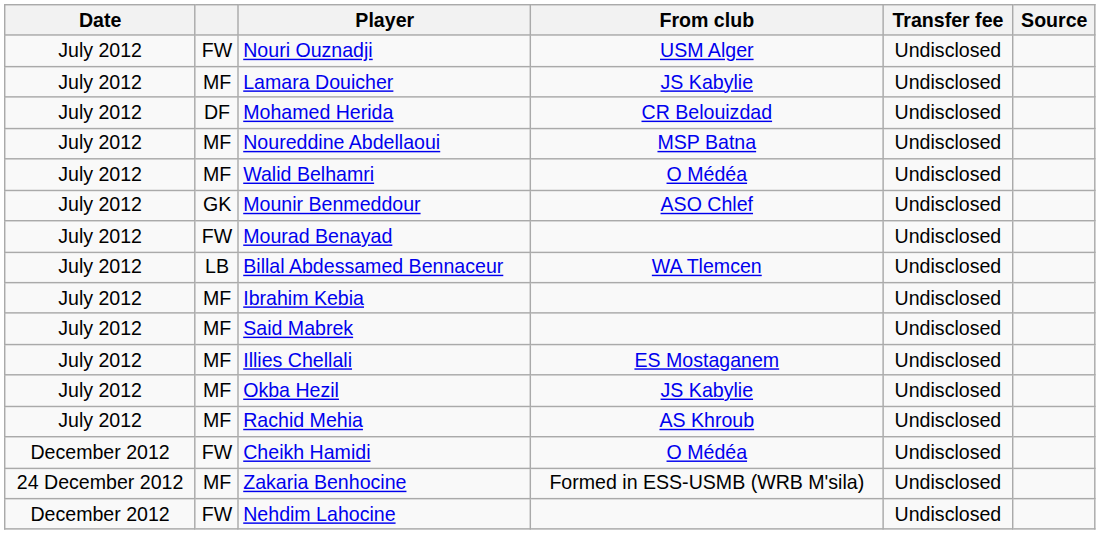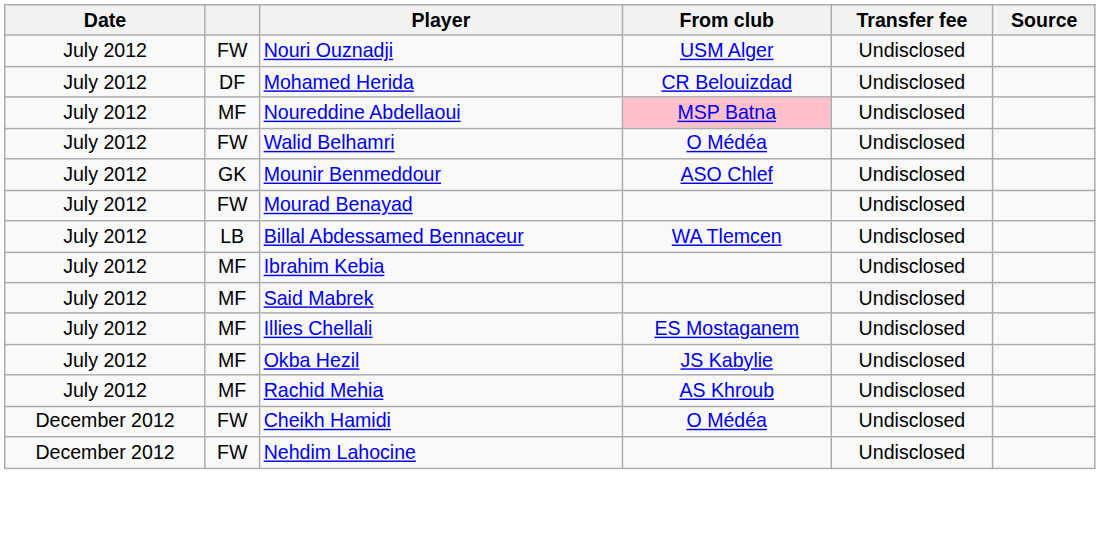- row: (318, 81)
(707, 143) no background -> (727, 112) pink background
(217, 174) MF -> (232, 143) FW
- row: (325, 483)
